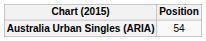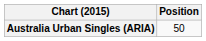(179, 28) 54 -> (179, 28) 50
